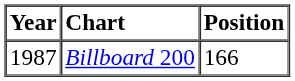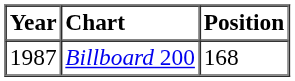(221, 57) 166 -> (221, 57) 168
